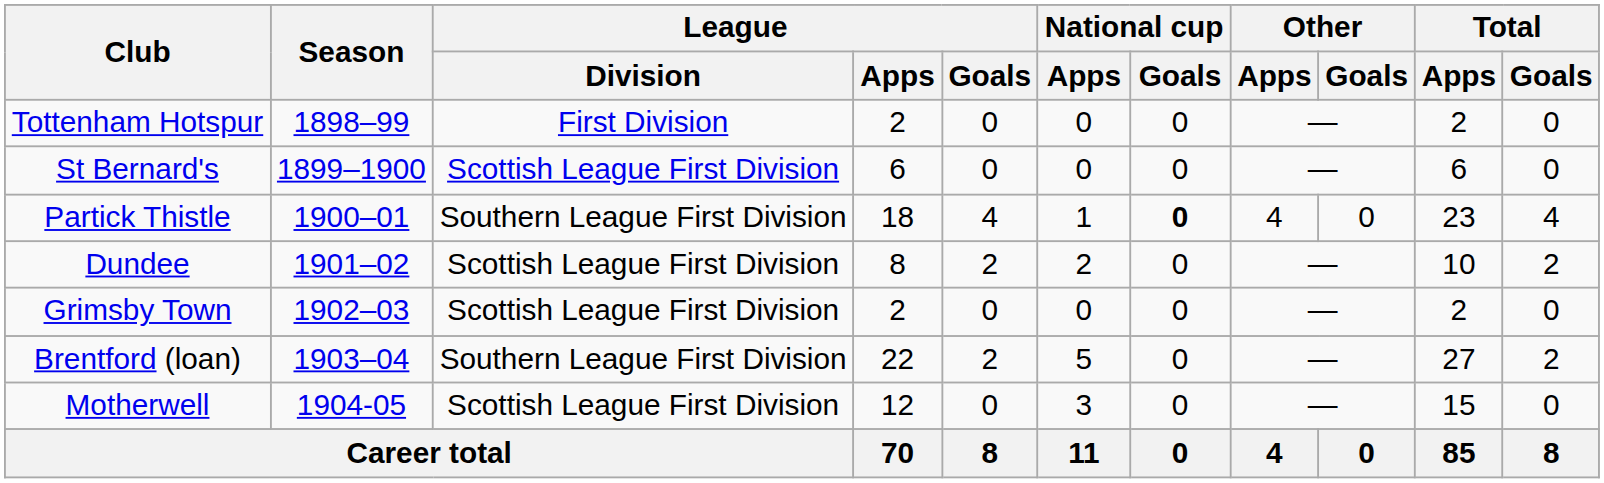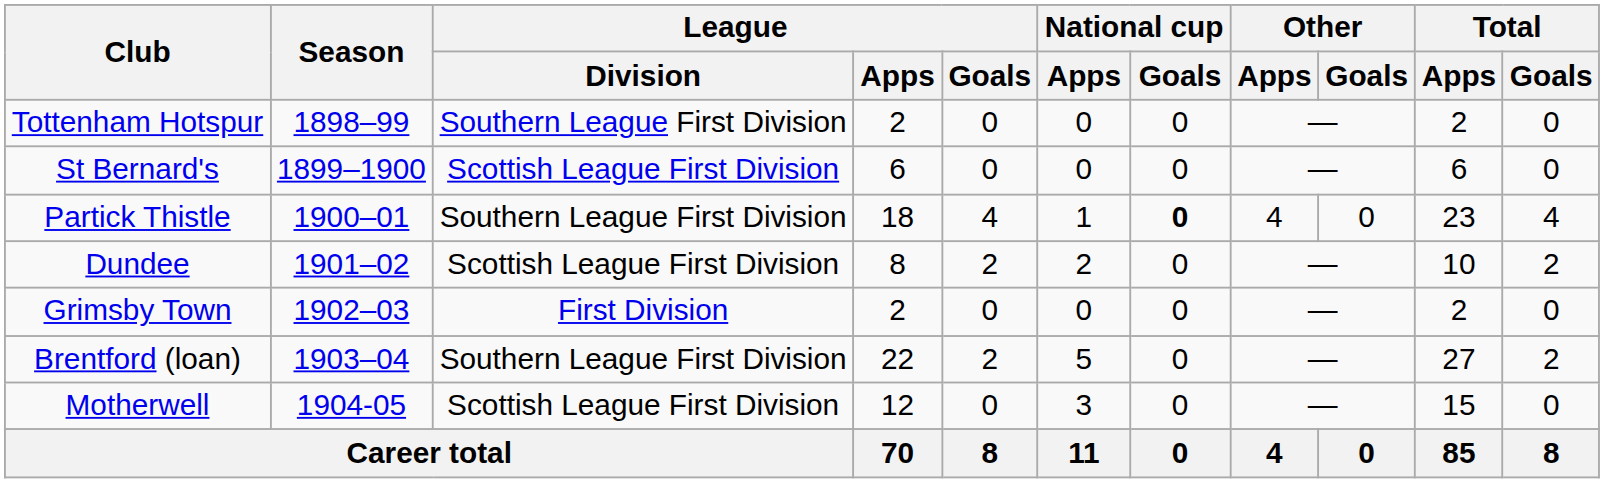(643, 122) First Division -> (643, 122) Southern League First Division
(643, 311) Scottish League First Division -> (643, 311) First Division
